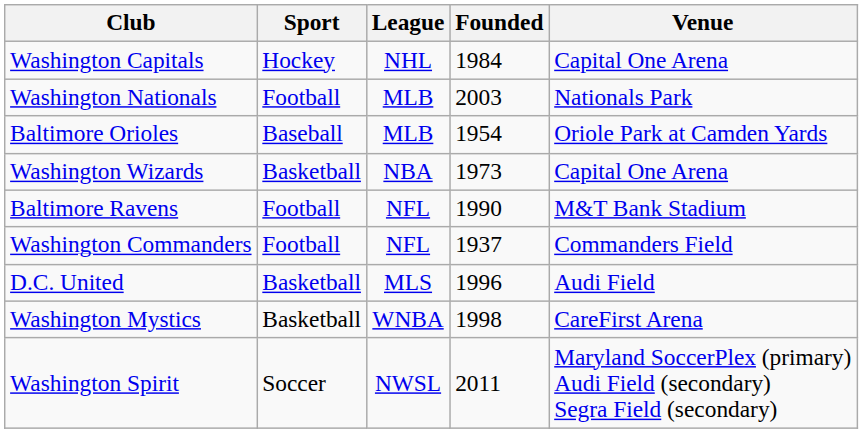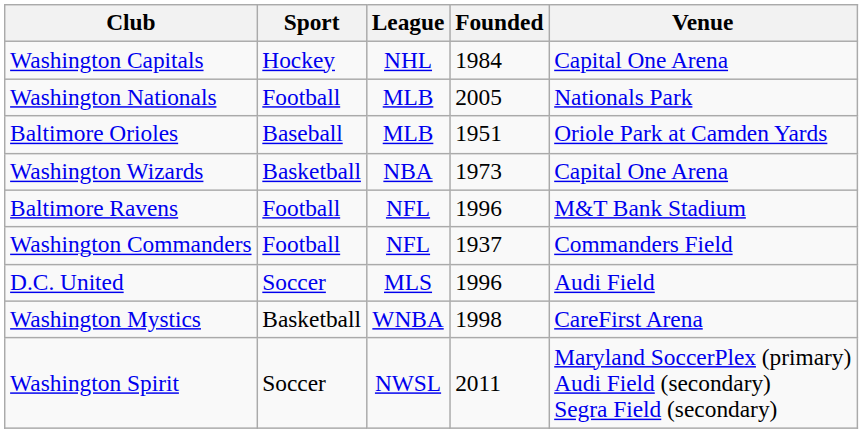(479, 97) 2003 -> (479, 97) 2005
(479, 134) 1954 -> (479, 134) 1951
(479, 208) 1990 -> (479, 208) 1996
(312, 282) Basketball -> (294, 282) Soccer
